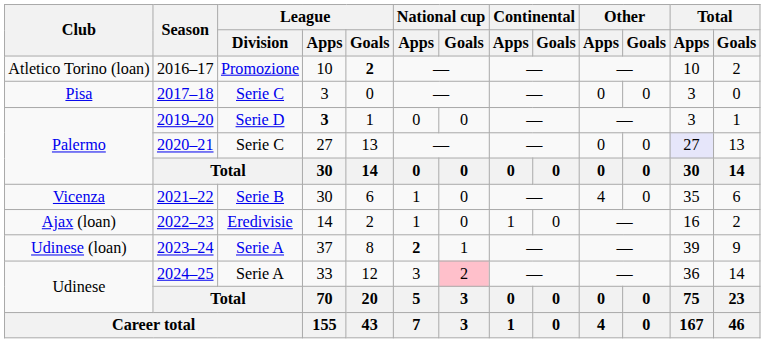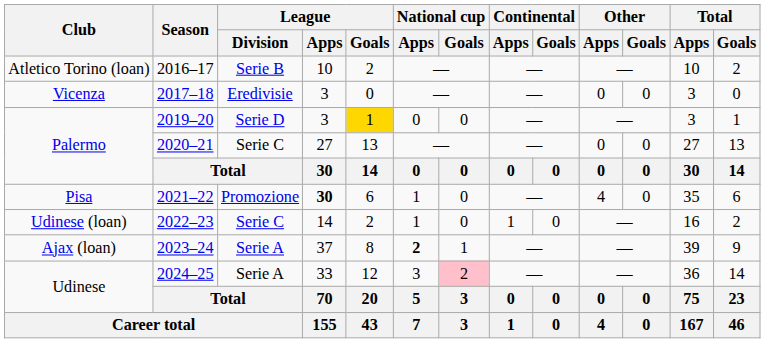(260, 68) Promozione -> (260, 68) Serie B
(370, 68) bold -> (370, 68) normal
(79, 94) Pisa -> (79, 94) Vicenza
(260, 94) Serie C -> (260, 94) Eredivisie
(324, 119) bold -> (324, 119) normal
(370, 119) no background -> (370, 119) gold background
(691, 145) lavender background -> (691, 145) no background
(79, 196) Vicenza -> (79, 196) Pisa
(260, 196) Serie B -> (260, 196) Promozione
(324, 196) normal -> (324, 196) bold
(79, 222) Ajax (loan) -> (79, 222) Udinese (loan)
(260, 222) Eredivisie -> (260, 222) Serie C
(79, 247) Udinese (loan) -> (79, 247) Ajax (loan)
